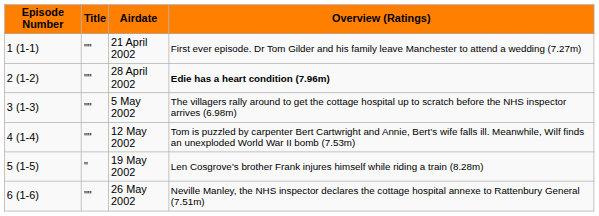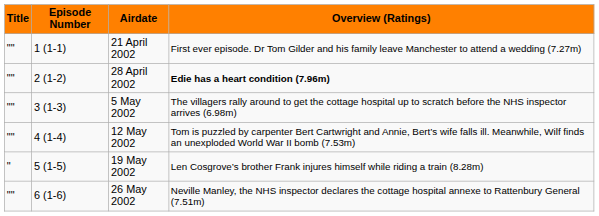columns swapped: (43, 19) <-> (95, 19)
